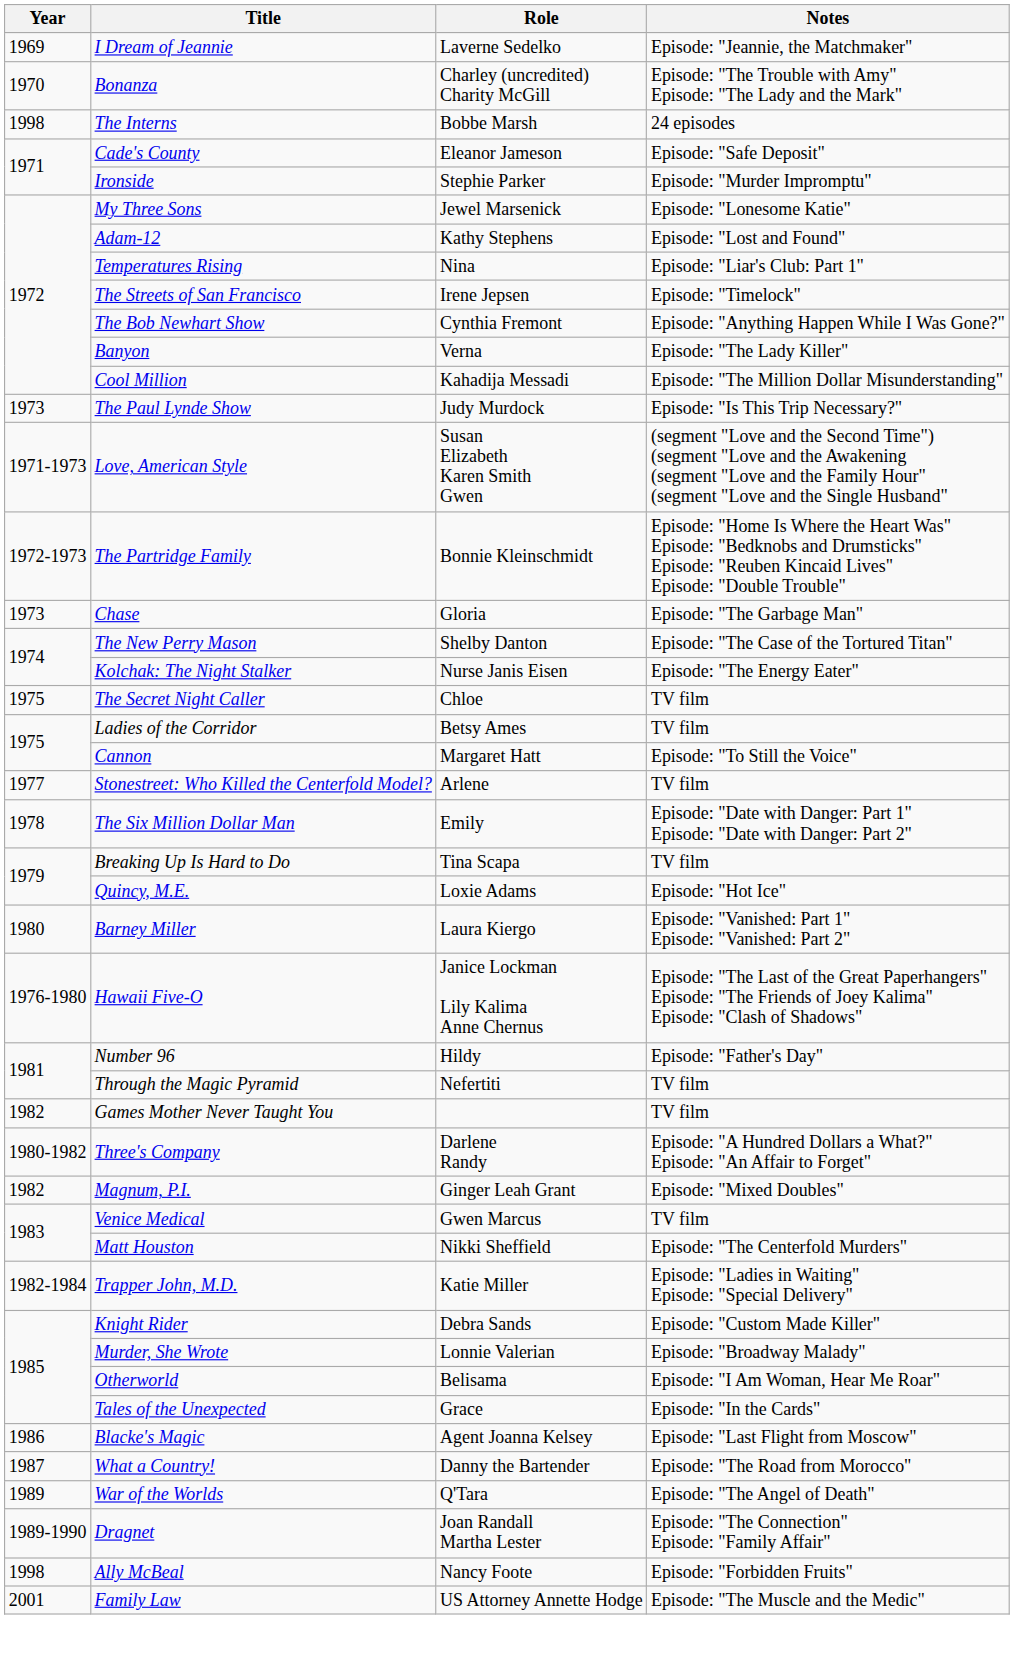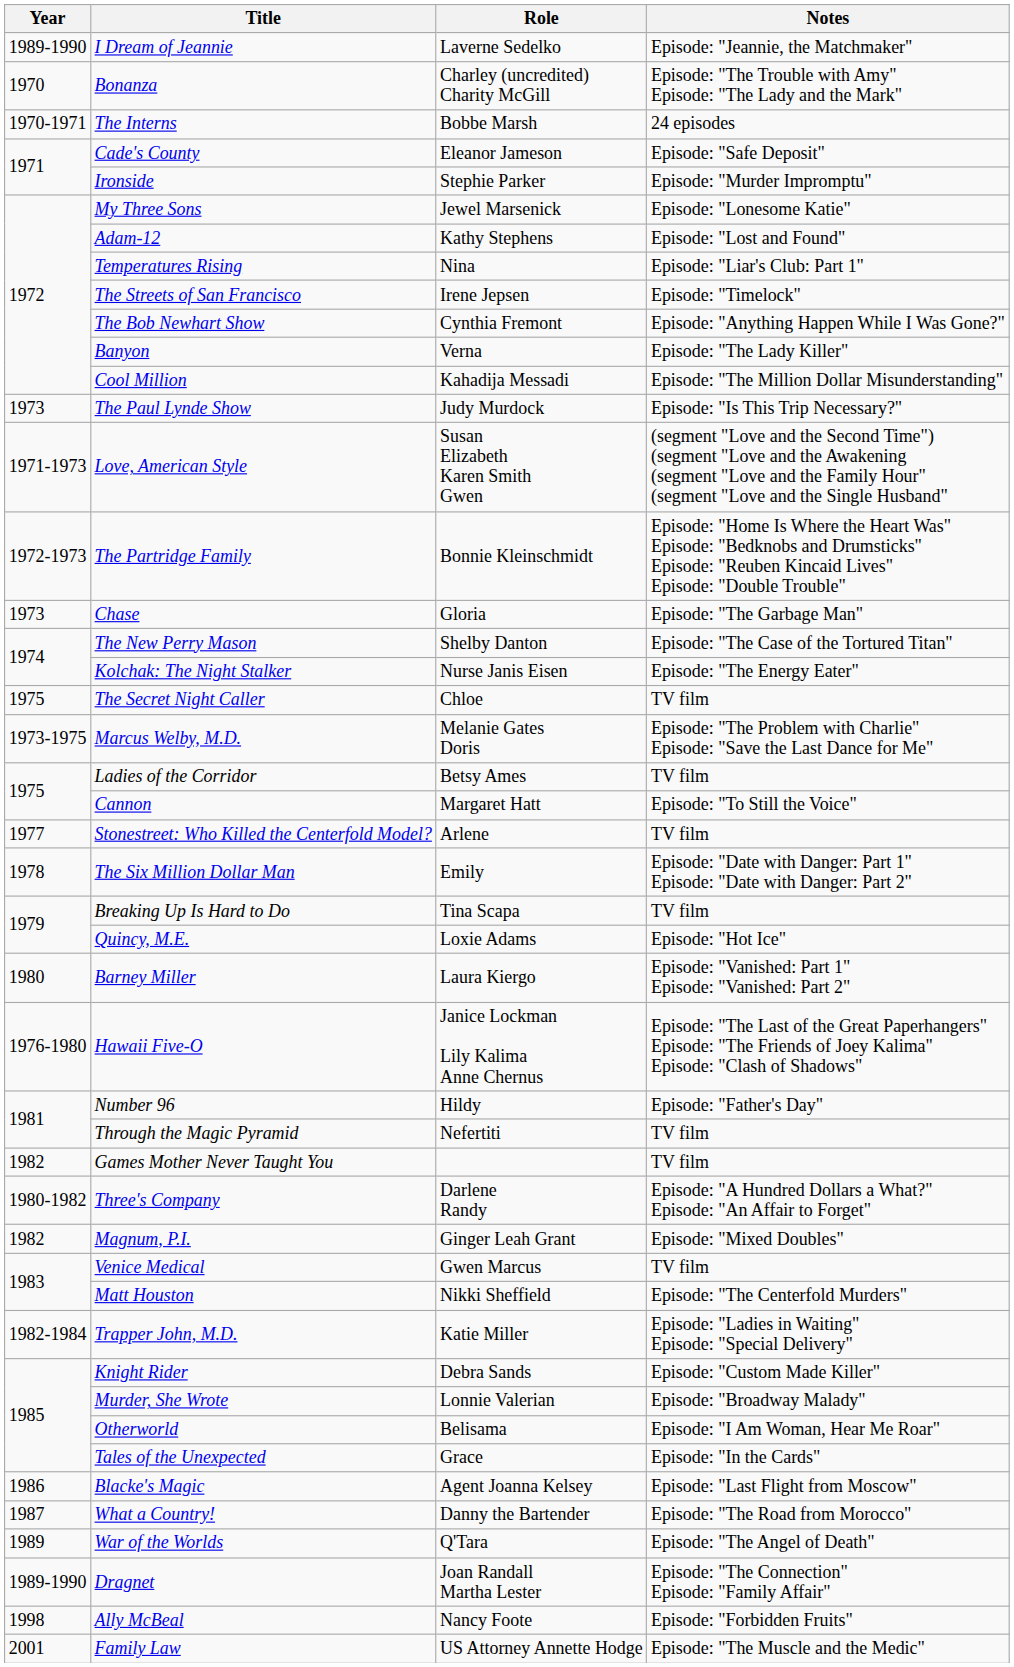(27, 47) 1969 -> (48, 47) 1989-1990
(27, 124) 1998 -> (48, 124) 1970-1971
+ row: (168, 738)
